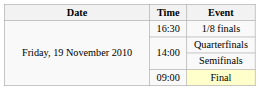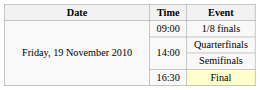(168, 28) 16:30 -> (168, 28) 09:00
(168, 77) 09:00 -> (168, 77) 16:30
